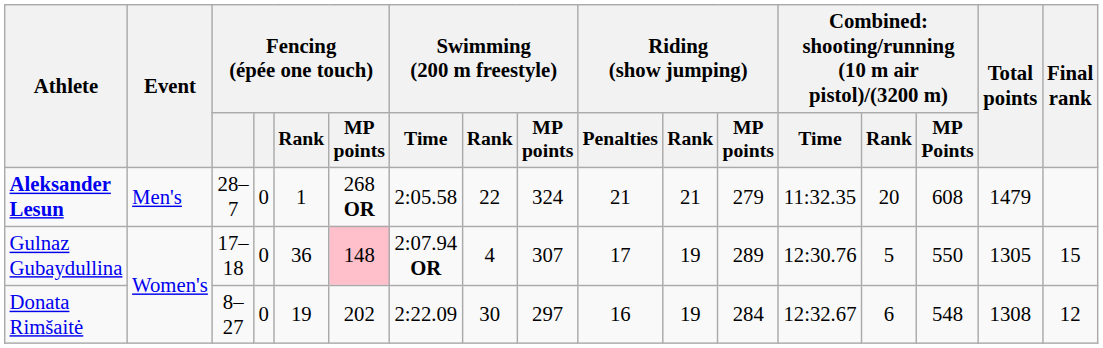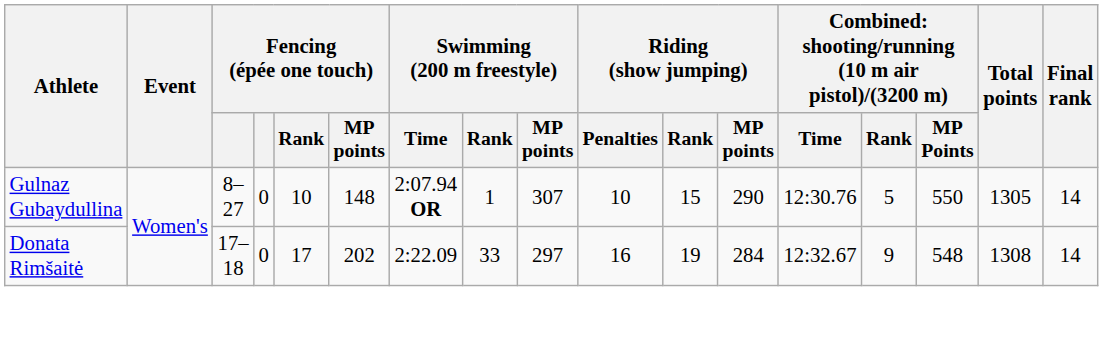- row: (60, 197)
(233, 255) 17–18 -> (233, 197) 8–27
(301, 255) 36 -> (301, 197) 10
(359, 255) pink background -> (359, 197) no background
(490, 255) 4 -> (490, 197) 1
(620, 255) 17 -> (620, 197) 10
(690, 255) 19 -> (690, 197) 15
(748, 255) 289 -> (748, 197) 290
(1070, 255) 15 -> (1070, 197) 14
(233, 314) 8–27 -> (233, 255) 17–18
(301, 314) 19 -> (301, 255) 17
(490, 314) 30 -> (490, 255) 33
(889, 314) 6 -> (889, 255) 9
(1070, 314) 12 -> (1070, 255) 14
